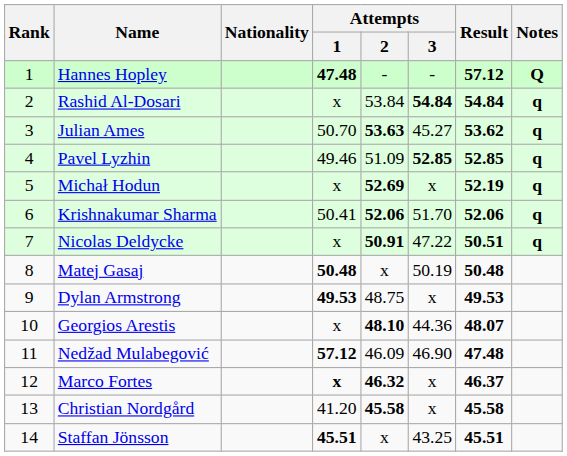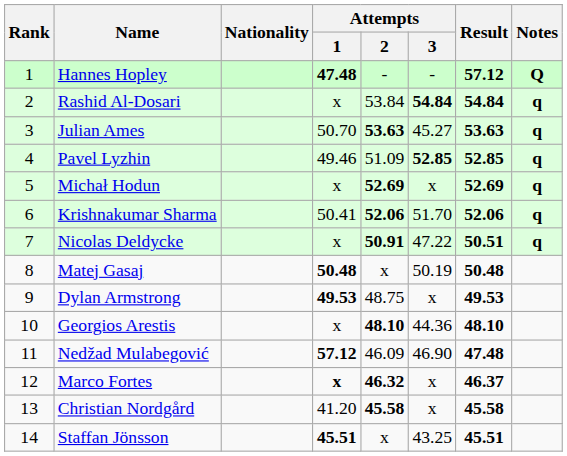(484, 130) 53.62 -> (484, 130) 53.63
(484, 185) 52.19 -> (484, 185) 52.69
(484, 325) 48.07 -> (484, 325) 48.10
